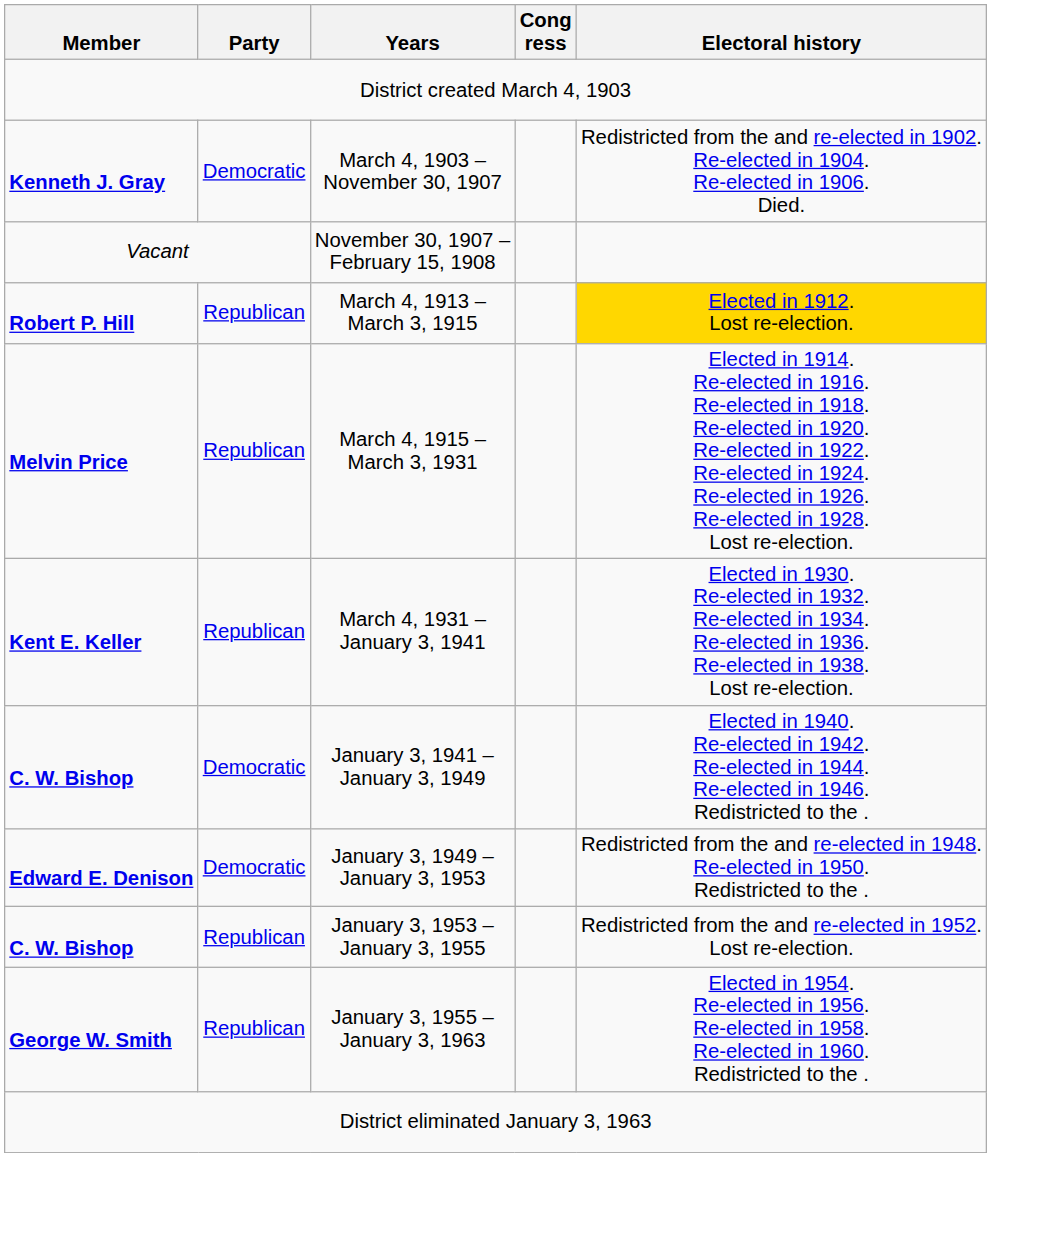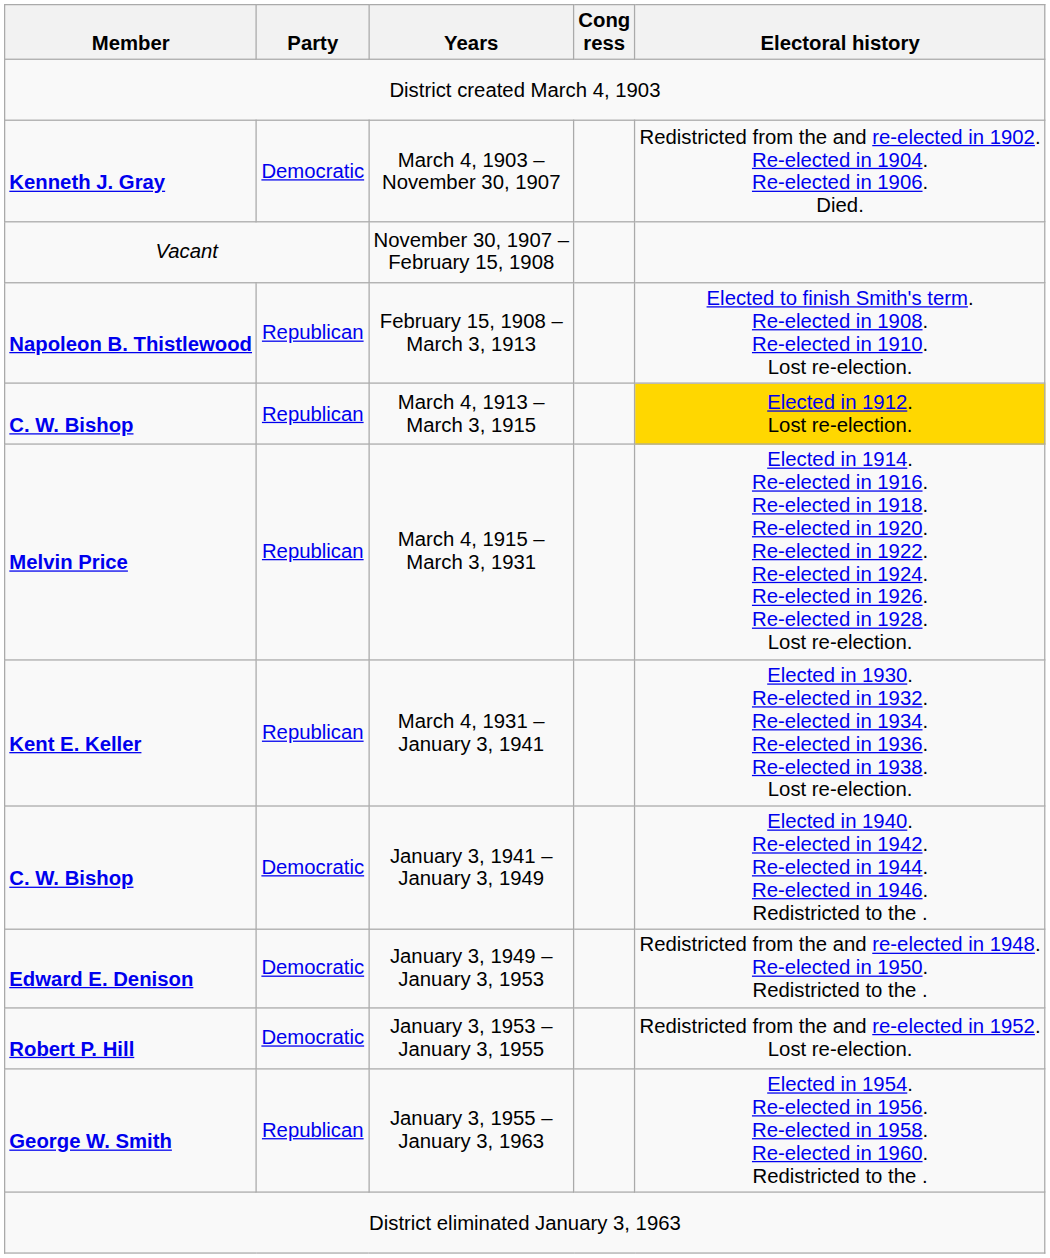+ row: (471, 332)
(72, 324) Robert P. Hill -> (71, 425) C. W. Bishop
(71, 948) C. W. Bishop -> (72, 1049) Robert P. Hill
(254, 936) Republican -> (313, 1037) Democratic
